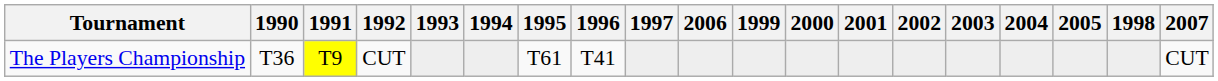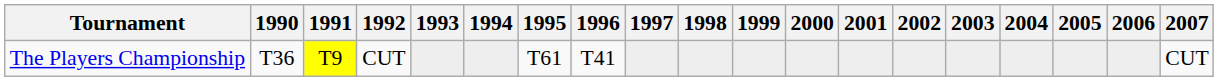columns swapped: (1133, 22) <-> (705, 22)
